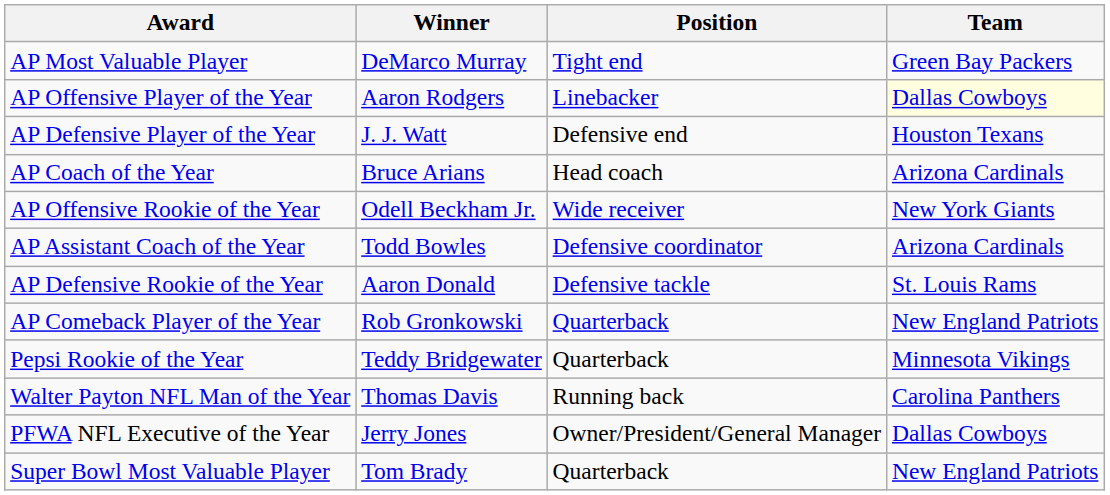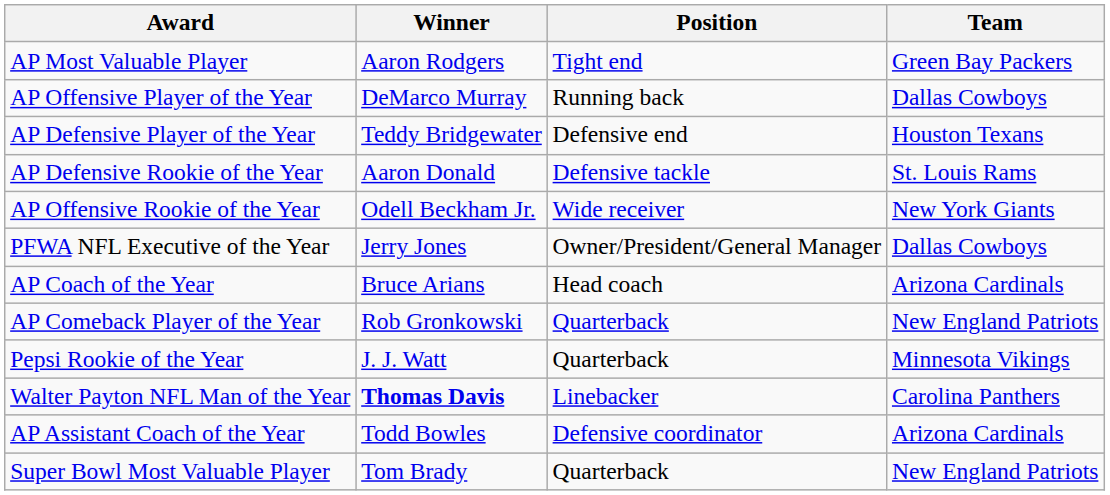(444, 60) DeMarco Murray -> (433, 60) Aaron Rodgers
(433, 97) Aaron Rodgers -> (444, 97) DeMarco Murray
(605, 97) Linebacker -> (618, 97) Running back
(969, 97) lightyellow background -> (969, 97) no background
(404, 135) J. J. Watt -> (451, 135) Teddy Bridgewater
rows swapped: (112, 172) <-> (166, 284)
rows swapped: (157, 246) <-> (170, 433)
(451, 358) Teddy Bridgewater -> (404, 358) J. J. Watt
(429, 396) normal -> (433, 396) bold
(618, 396) Running back -> (605, 396) Linebacker
